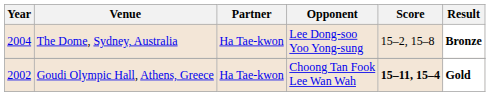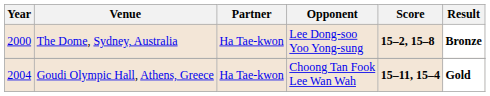(19, 41) 2004 -> (19, 41) 2000
(408, 41) normal -> (408, 41) bold
(19, 75) 2002 -> (19, 75) 2004
